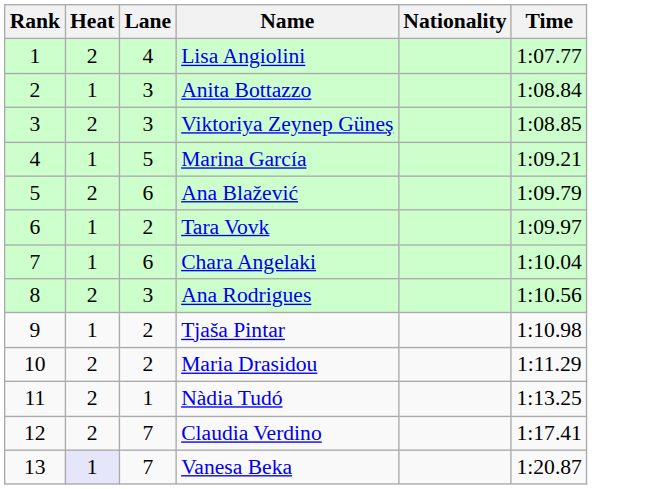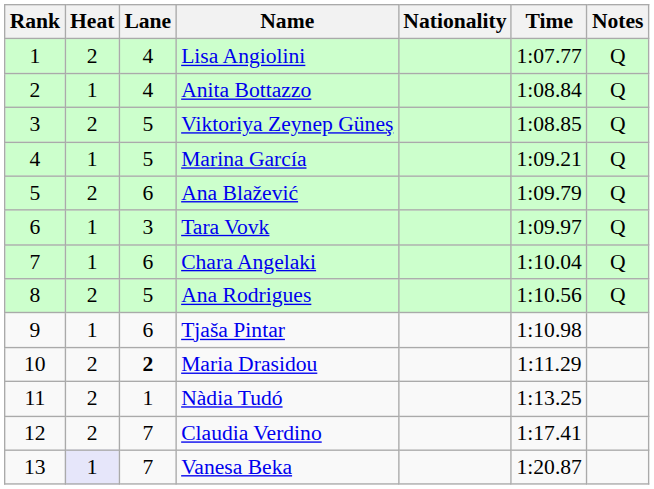+ column: (618, 21)
(148, 90) 3 -> (148, 90) 4
(148, 124) 3 -> (148, 124) 5
(148, 227) 2 -> (148, 227) 3
(148, 295) 3 -> (148, 295) 5
(148, 329) 2 -> (148, 329) 6
(148, 364) normal -> (148, 364) bold
